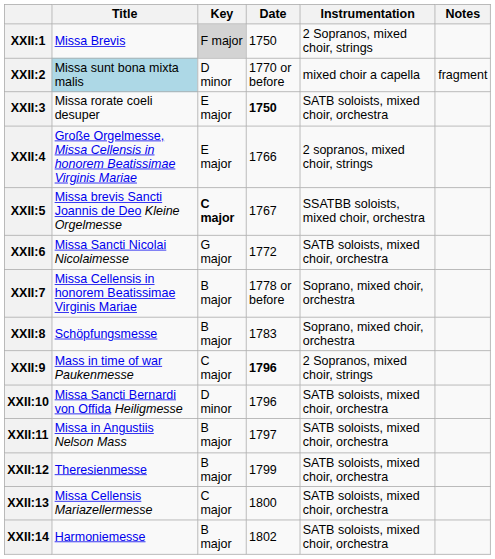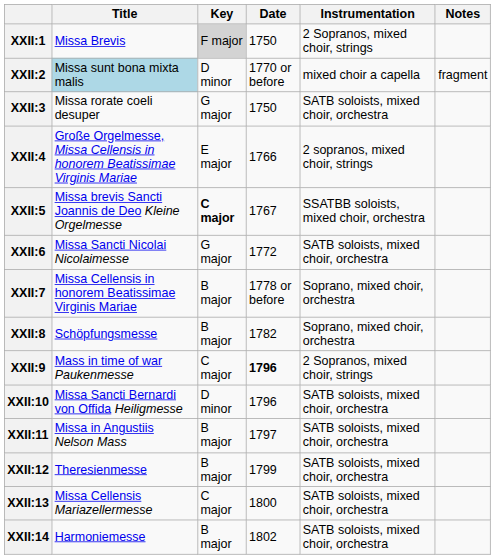(216, 108) E major -> (216, 108) G major
(263, 108) bold -> (263, 108) normal
(263, 334) 1783 -> (263, 334) 1782
